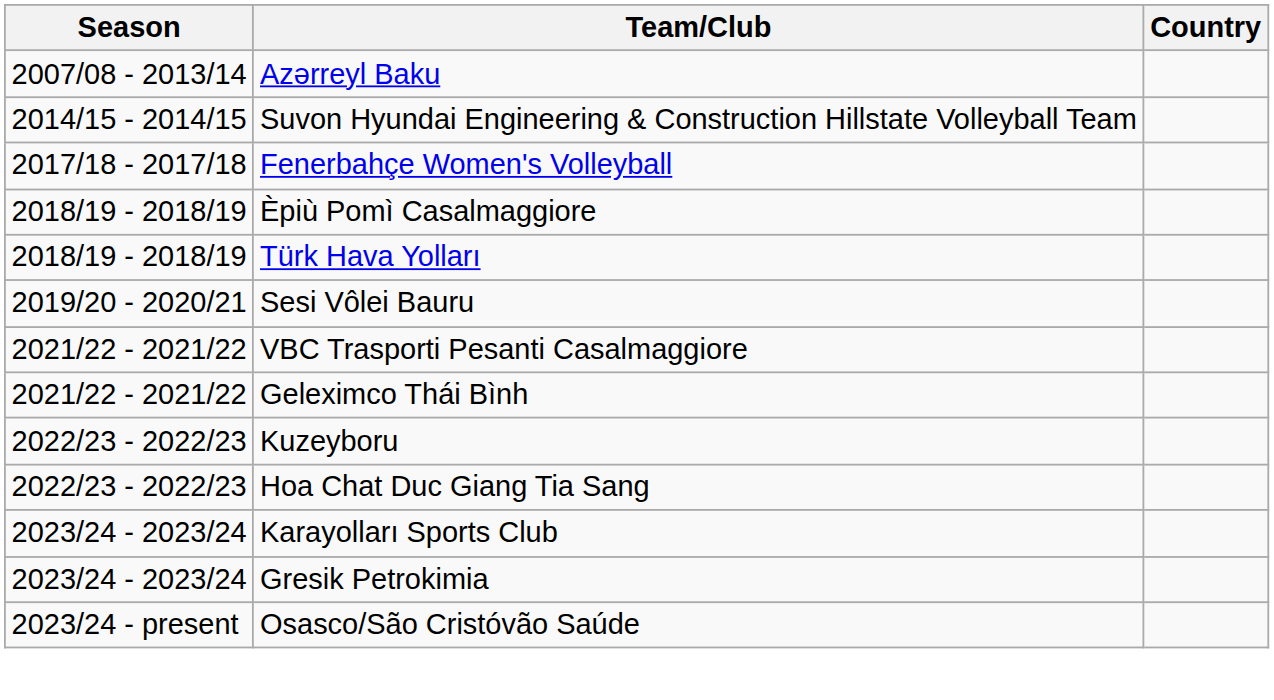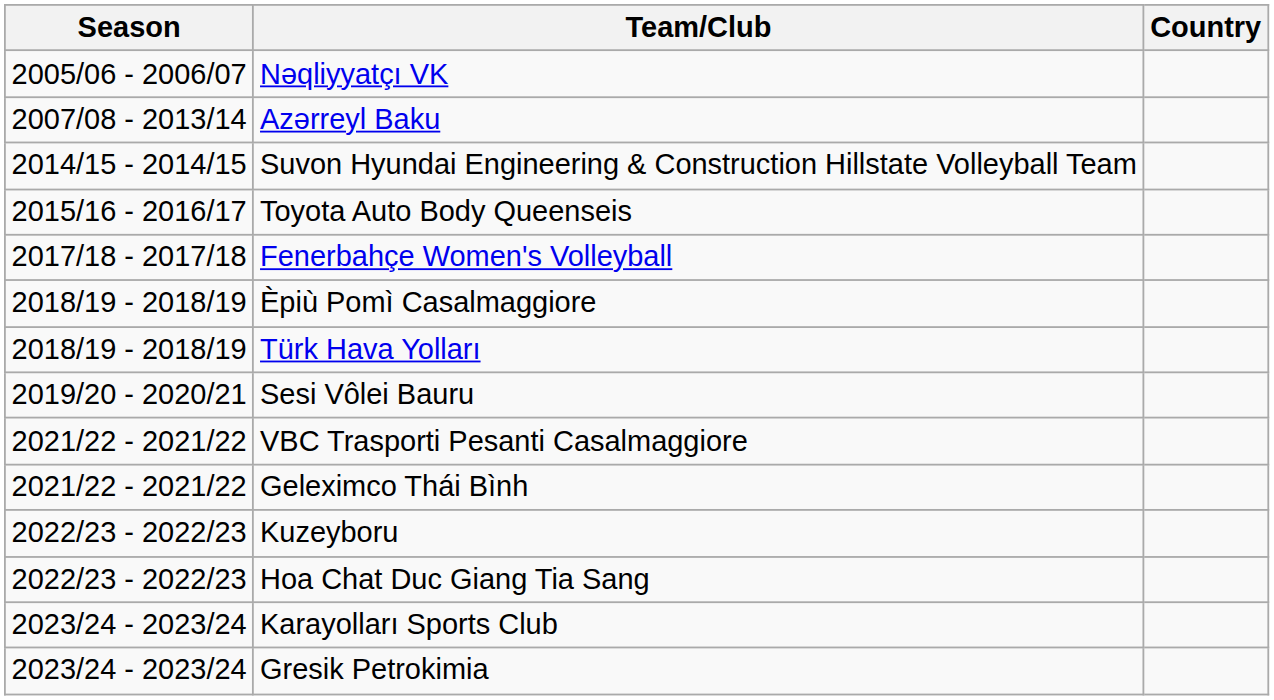+ row: (354, 73)
+ row: (446, 211)
- row: (450, 624)
